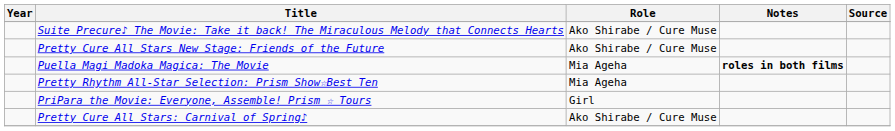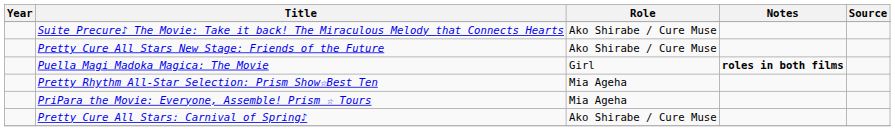(598, 65) Mia Ageha -> (582, 65) Girl
(582, 100) Girl -> (598, 100) Mia Ageha
